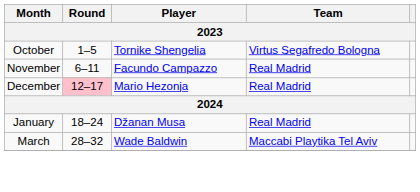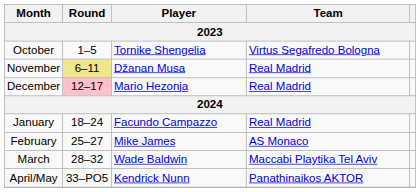(87, 68) no background -> (87, 68) khaki background
(166, 68) Facundo Campazzo -> (150, 68) Džanan Musa
(150, 123) Džanan Musa -> (166, 123) Facundo Campazzo
+ row: (34, 141)
+ row: (34, 178)
